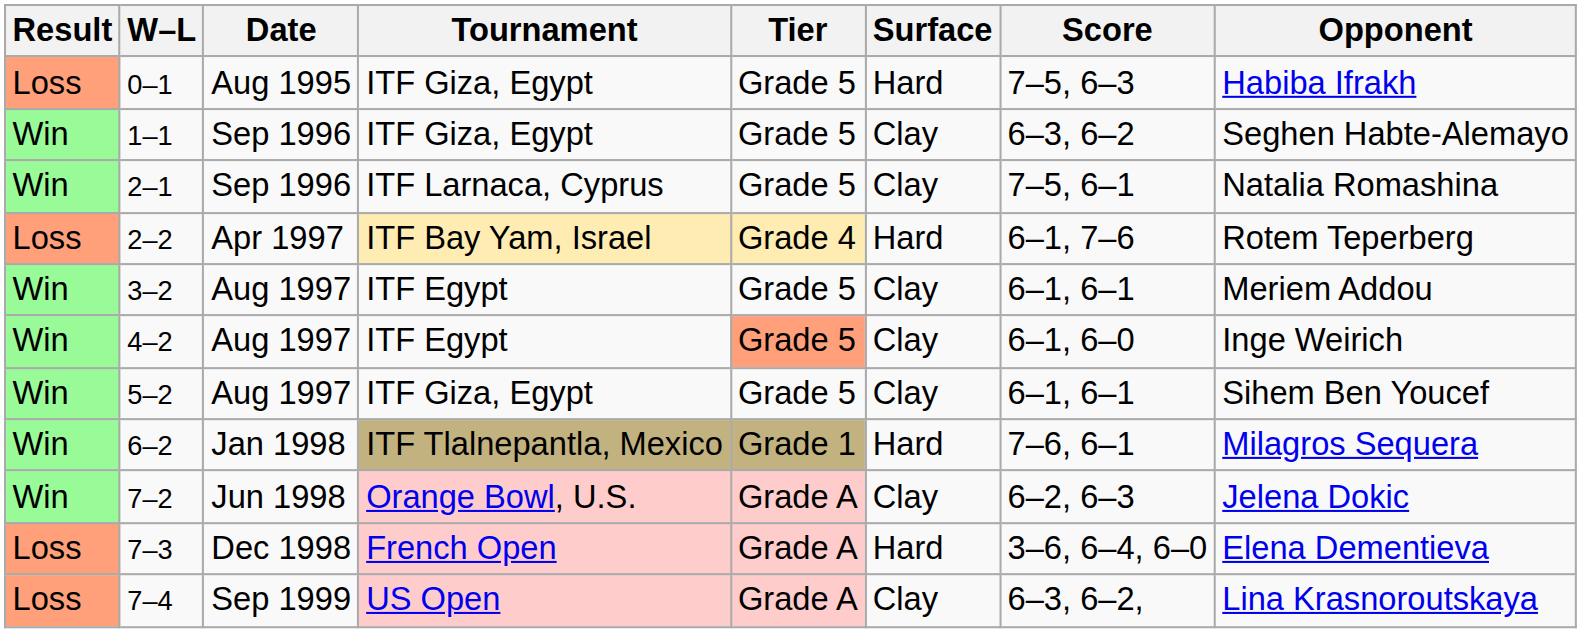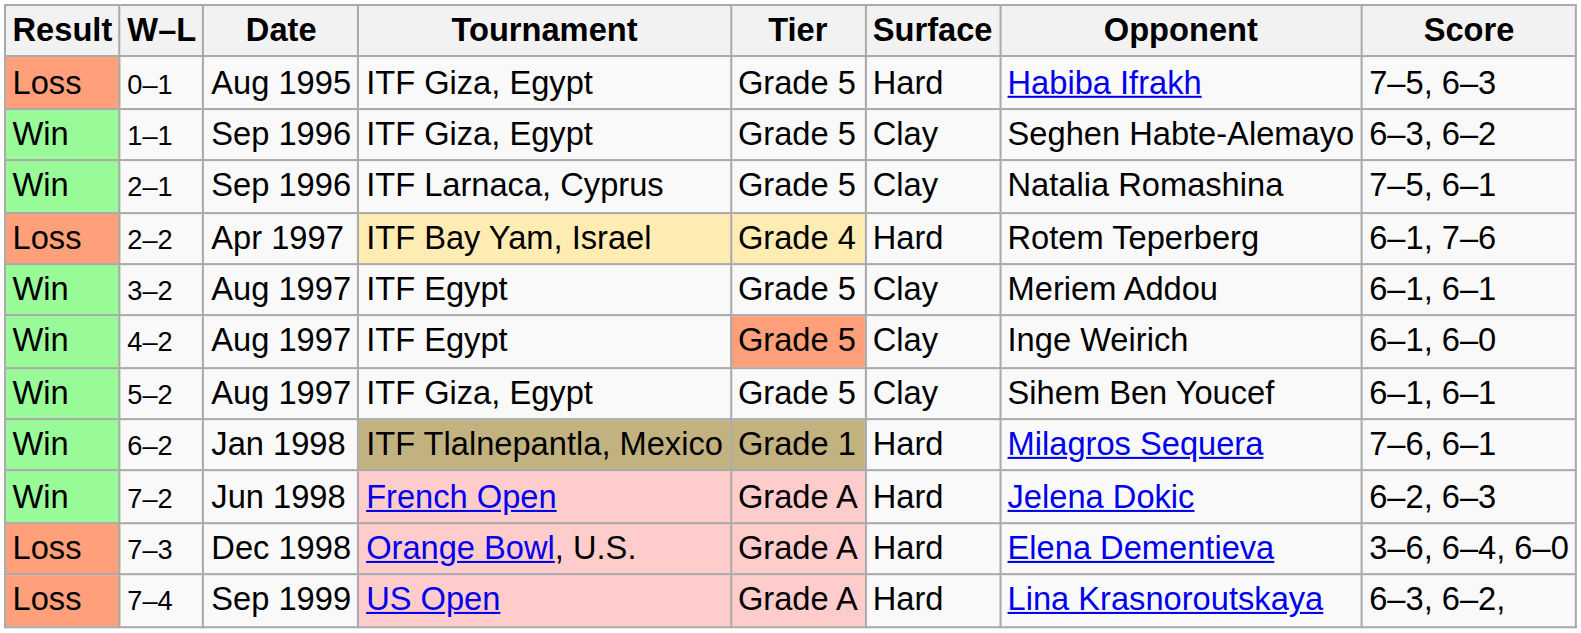columns swapped: (1396, 30) <-> (1107, 30)
(501, 496) Orange Bowl, U.S. -> (461, 496) French Open
(905, 496) Clay -> (908, 496) Hard
(461, 548) French Open -> (501, 548) Orange Bowl, U.S.
(905, 599) Clay -> (908, 599) Hard
